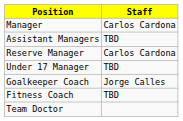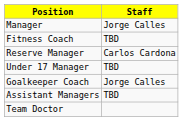(140, 25) Carlos Cardona -> (134, 25) Jorge Calles
rows swapped: (53, 39) <-> (40, 95)
